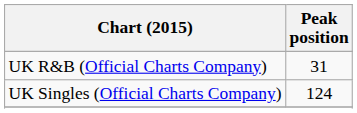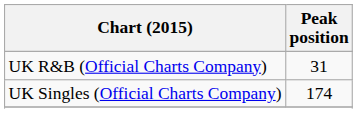(319, 93) 124 -> (319, 93) 174
